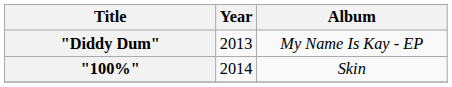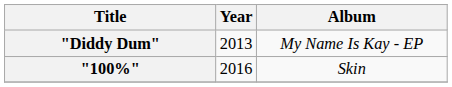(236, 69) 2014 -> (236, 69) 2016
